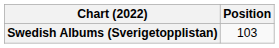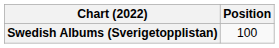(247, 33) 103 -> (247, 33) 100
